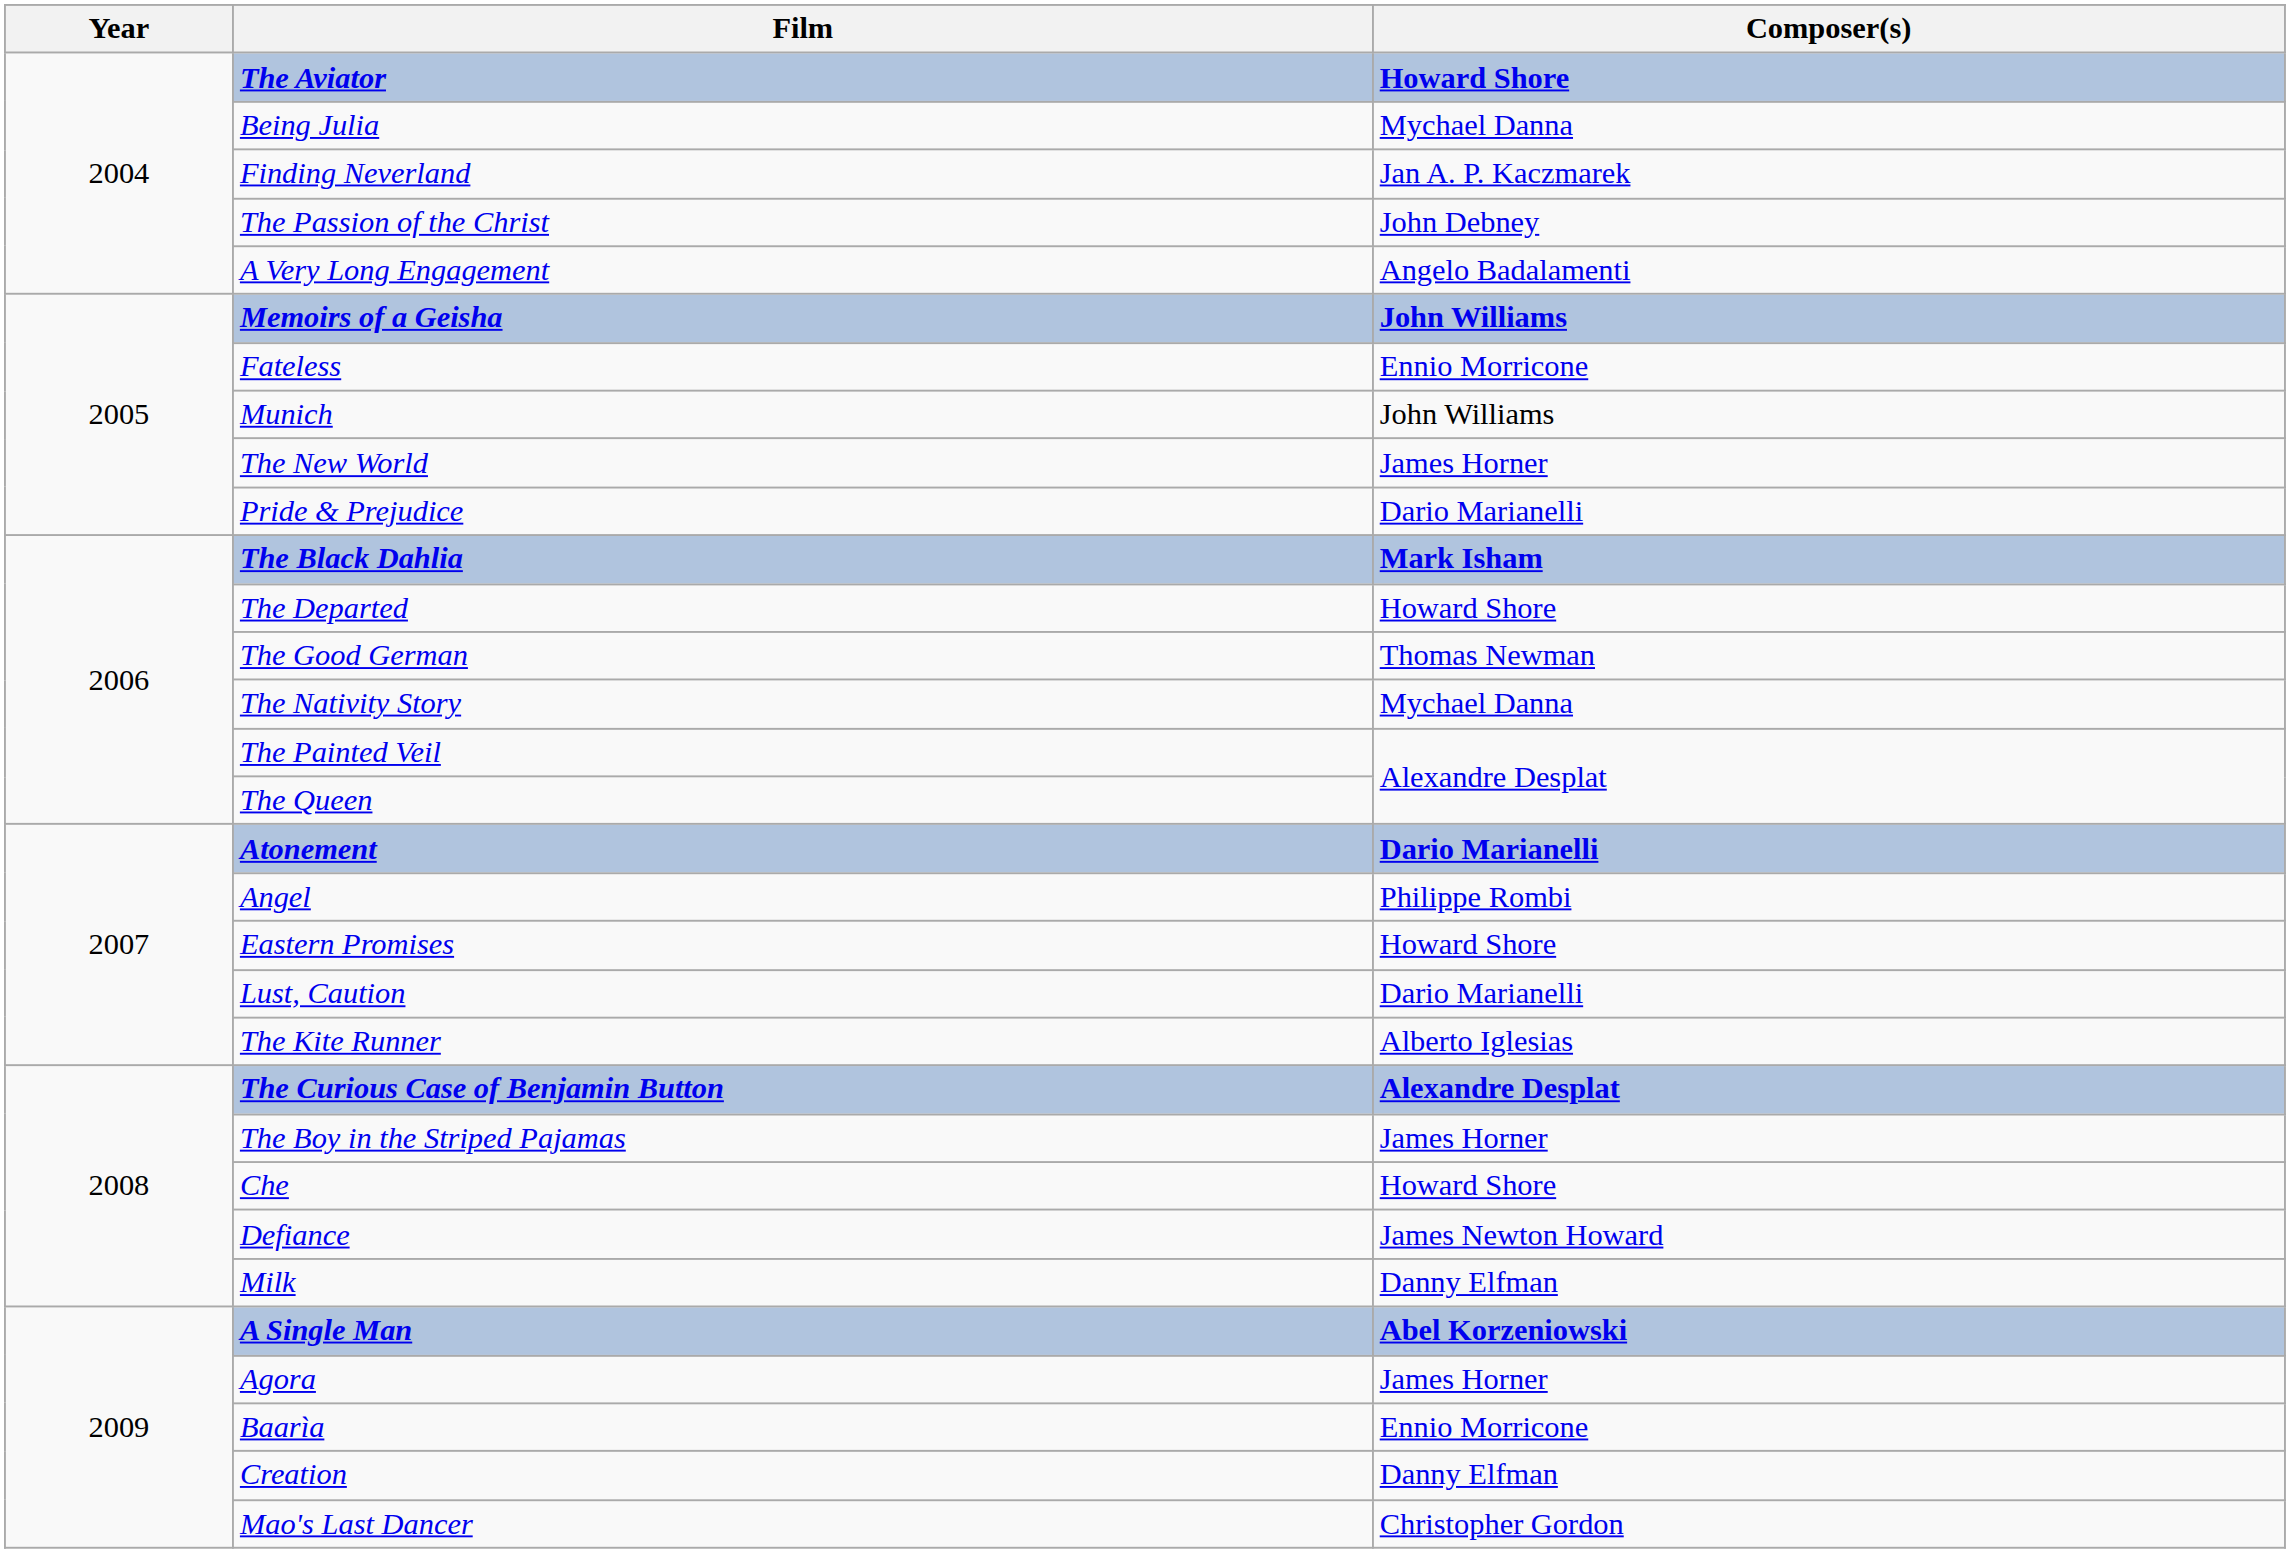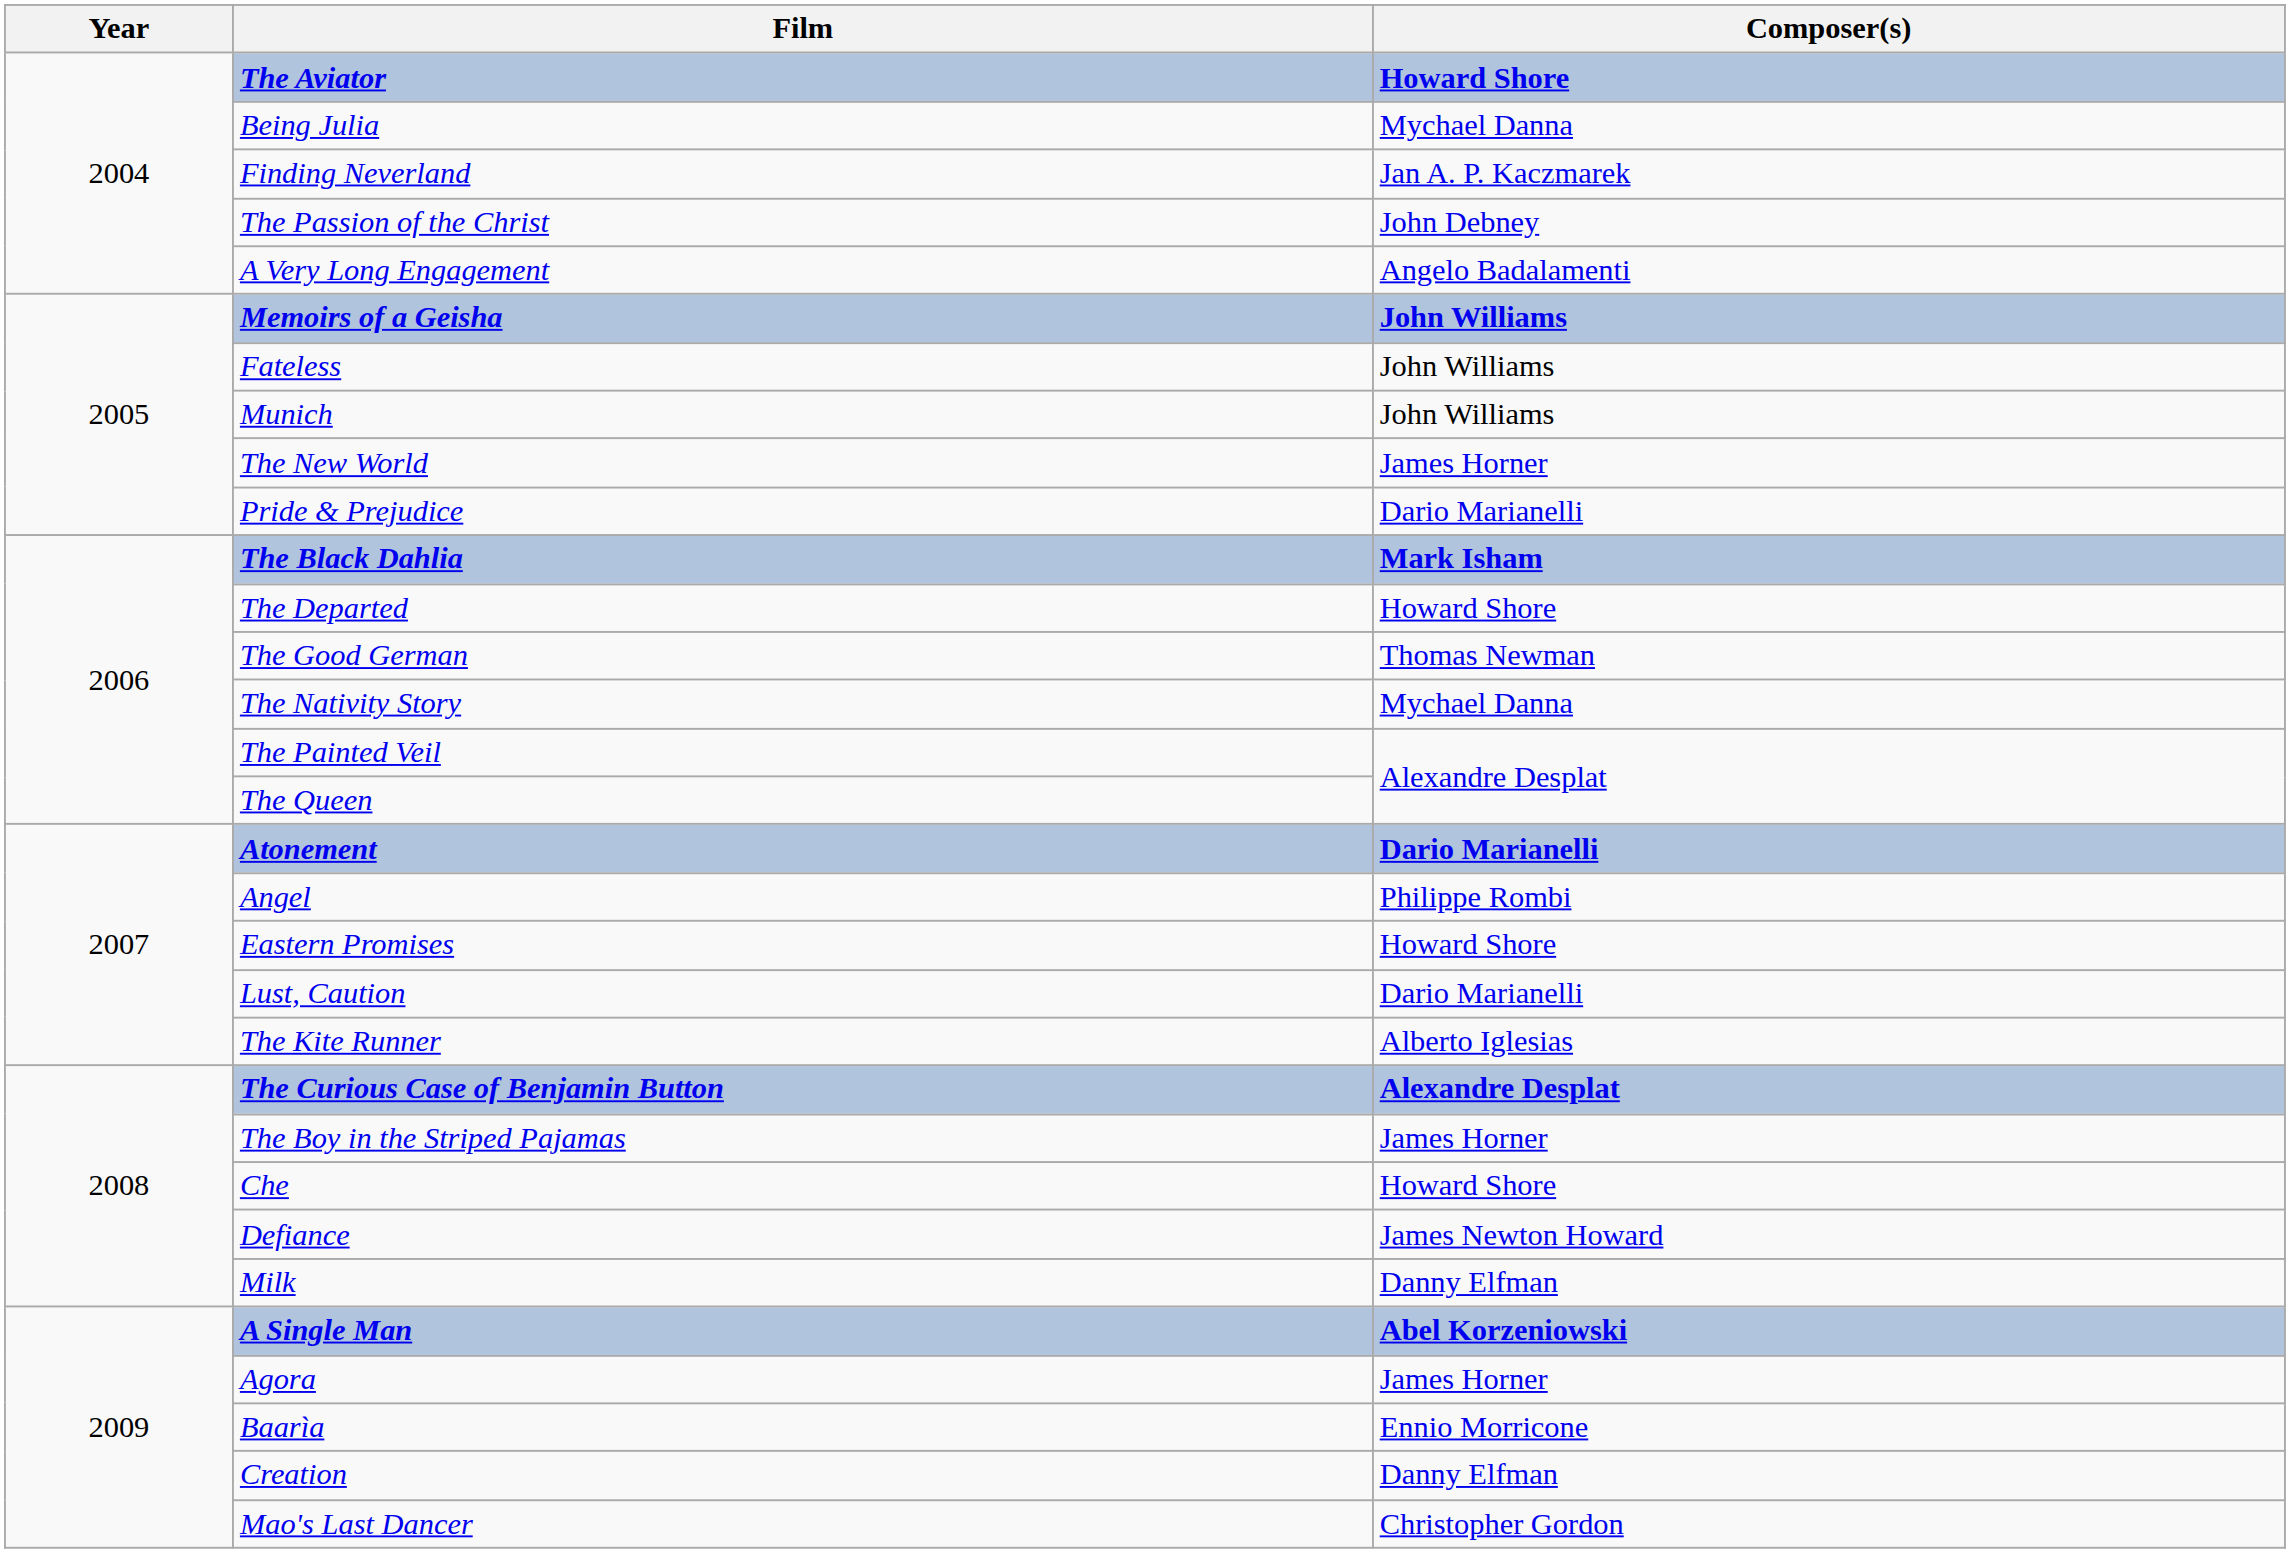(1484, 366) Ennio Morricone -> (1467, 366) John Williams
